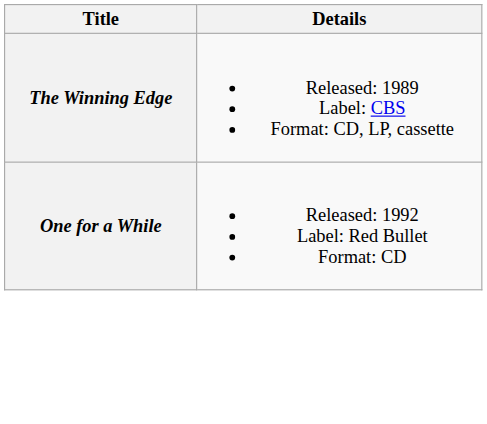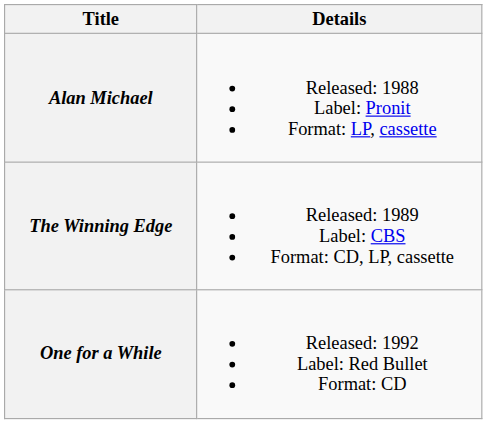+ row: (101, 97)
